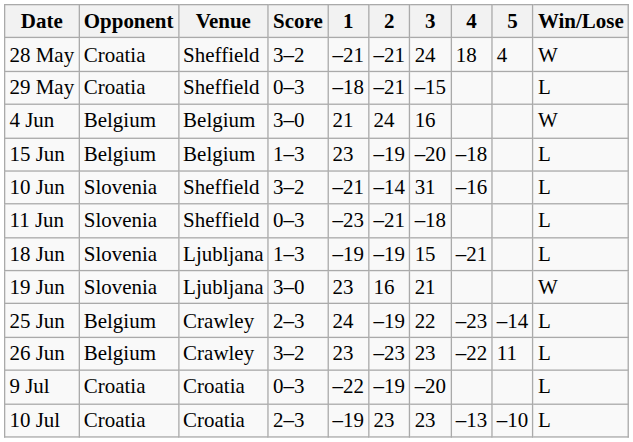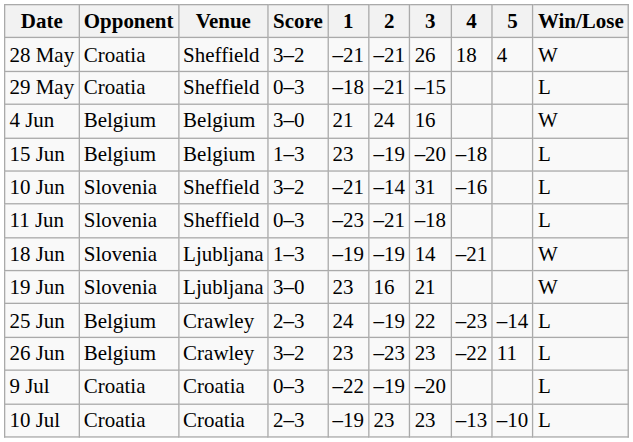(425, 54) 24 -> (425, 54) 26
(425, 253) 15 -> (425, 253) 14
(544, 253) L -> (548, 253) W
